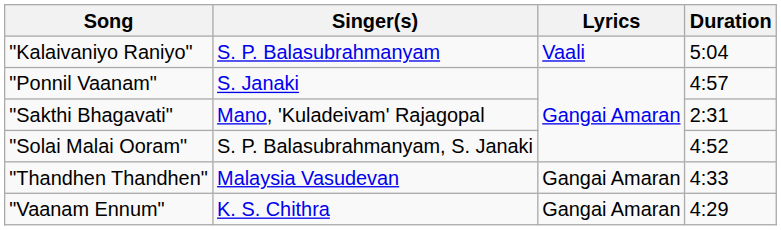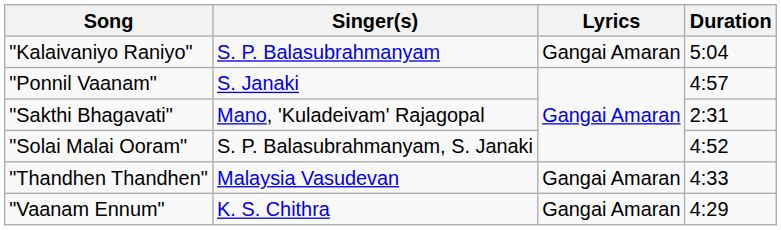(564, 52) Vaali -> (611, 52) Gangai Amaran
